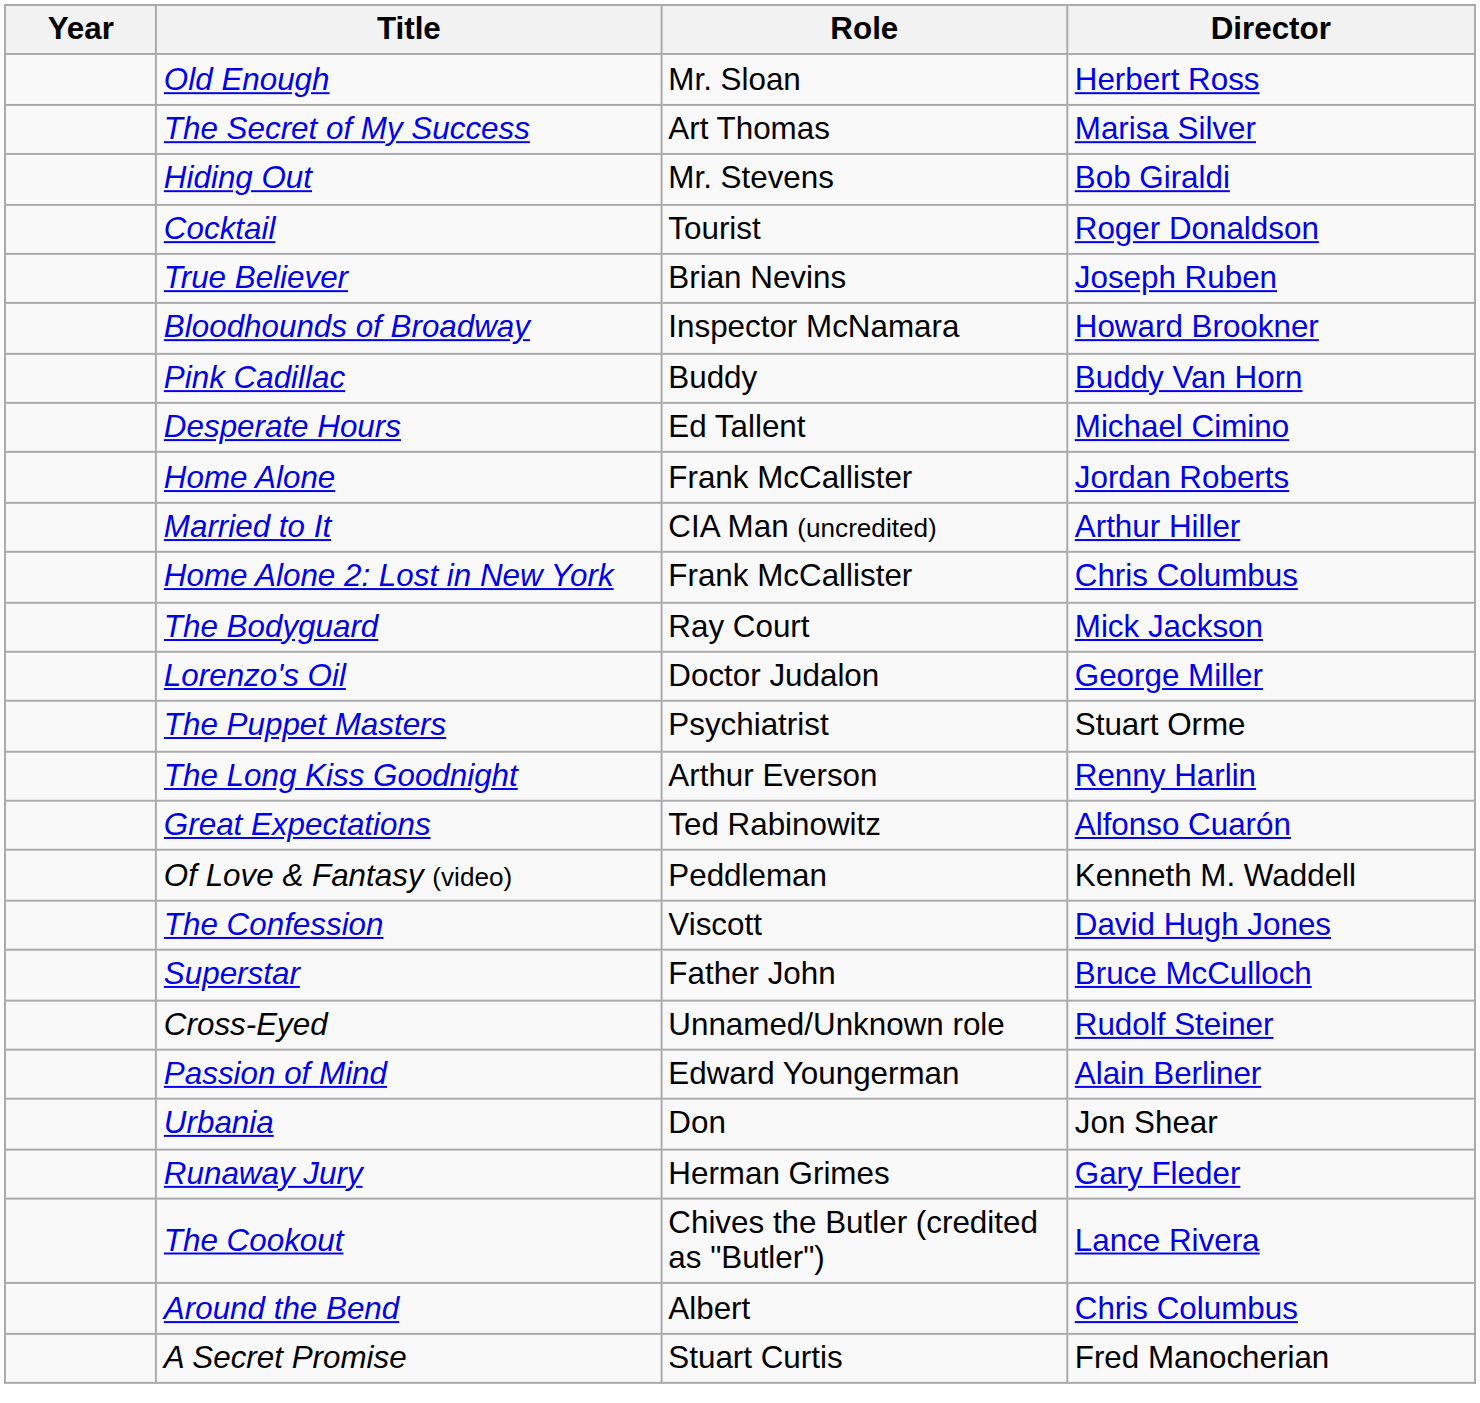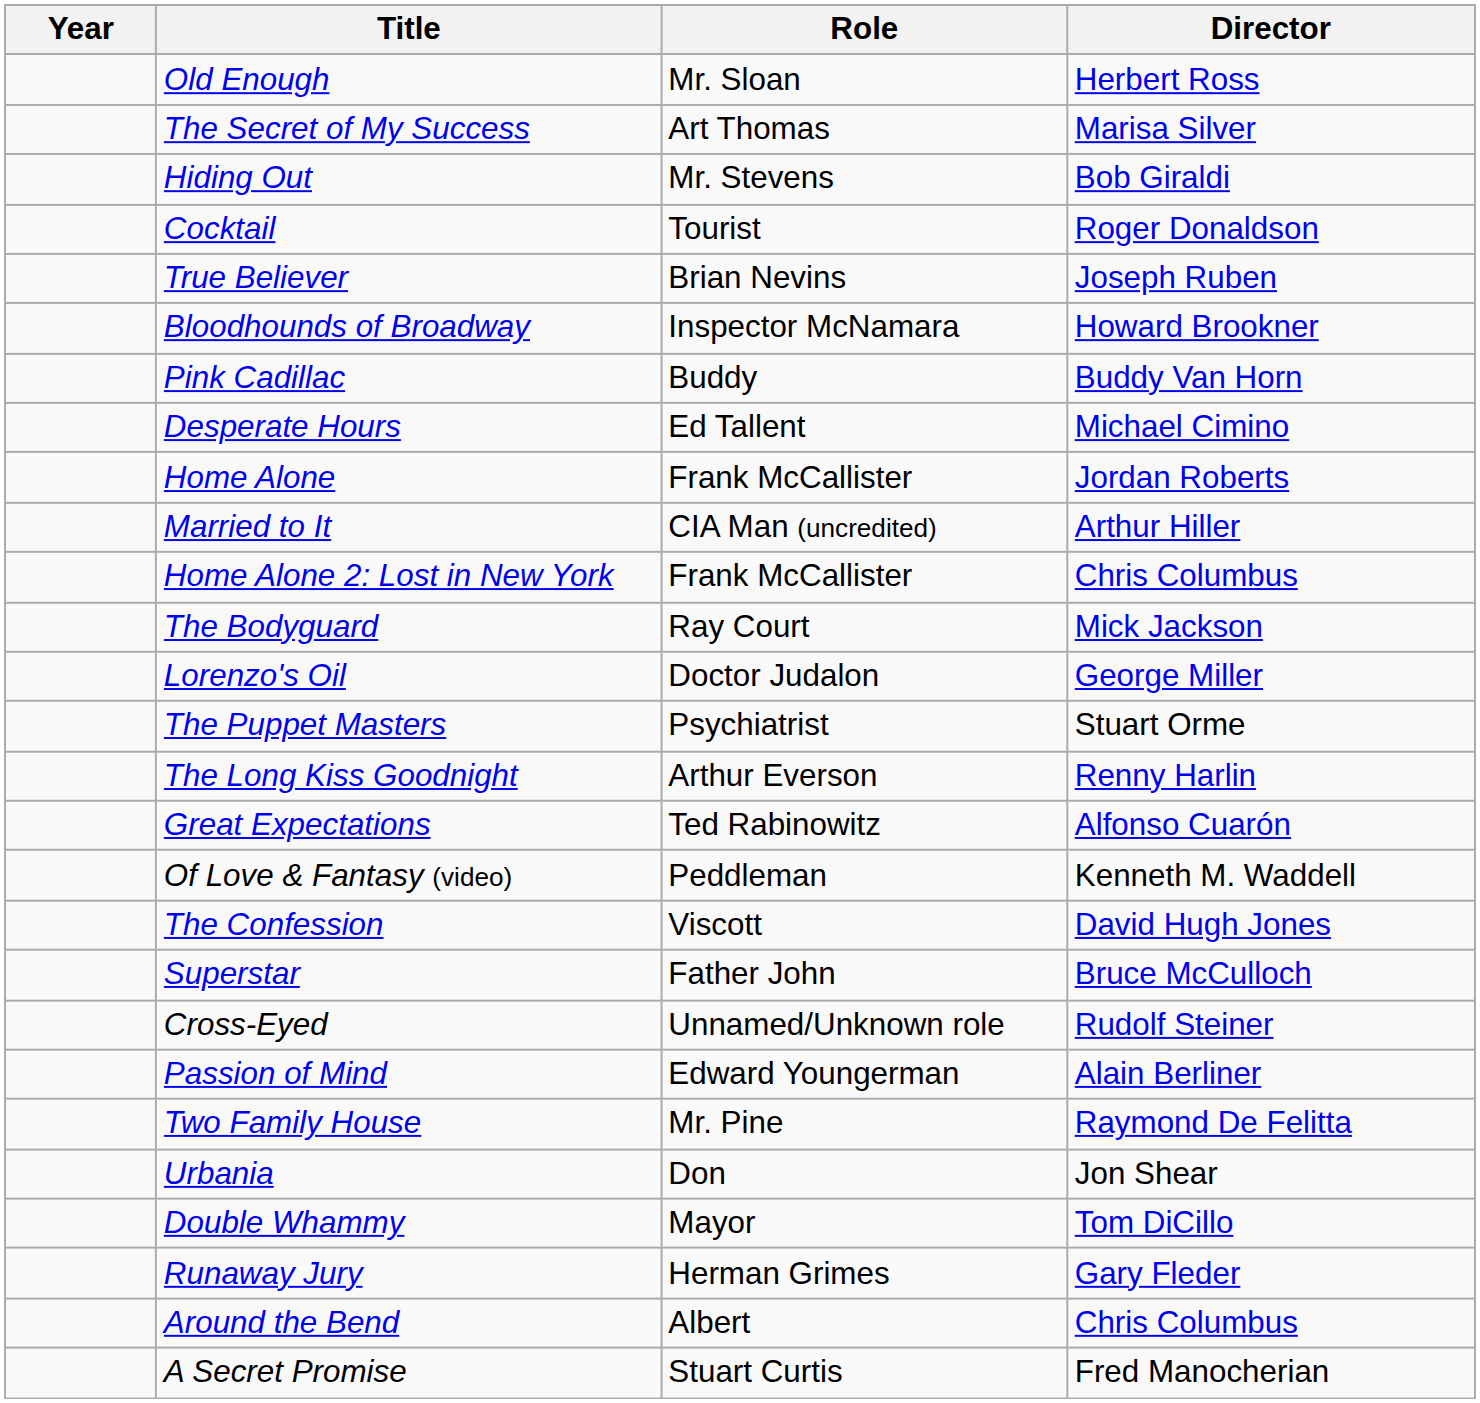+ row: (293, 1123)
+ row: (284, 1223)
- row: (254, 1240)
